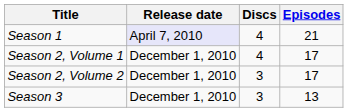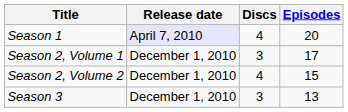(312, 35) 21 -> (312, 35) 20
(259, 55) 4 -> (259, 55) 3
(259, 76) 3 -> (259, 76) 4
(312, 76) 17 -> (312, 76) 15
